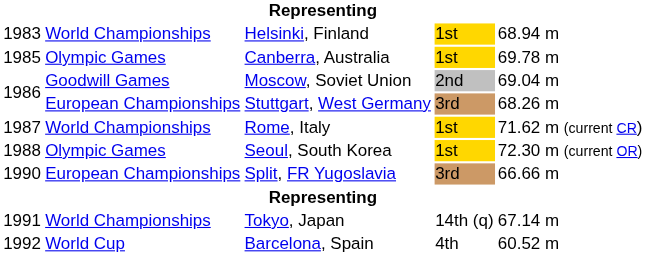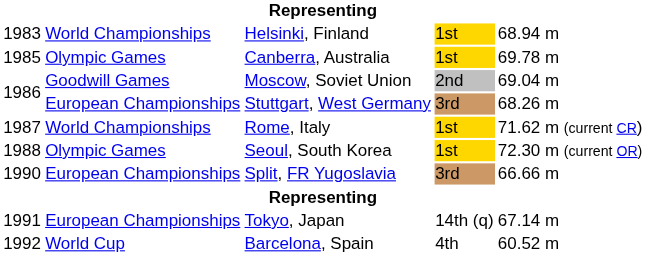(128, 220) World Championships -> (143, 220) European Championships
